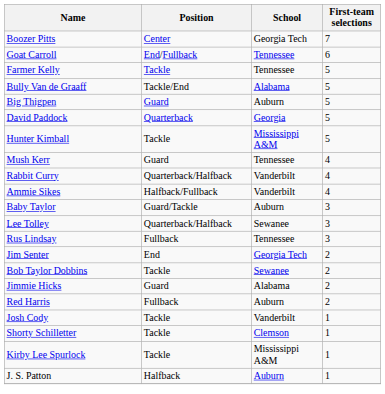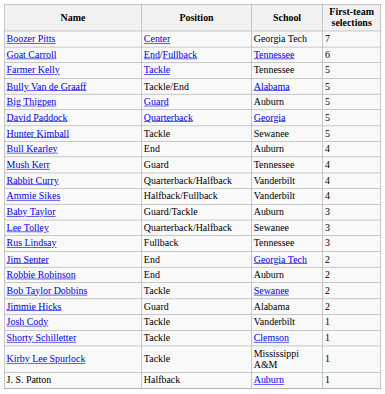(276, 139) Mississippi A&M -> (271, 133) Sewanee
+ row: (32, 149)
+ row: (41, 275)
- row: (28, 302)
